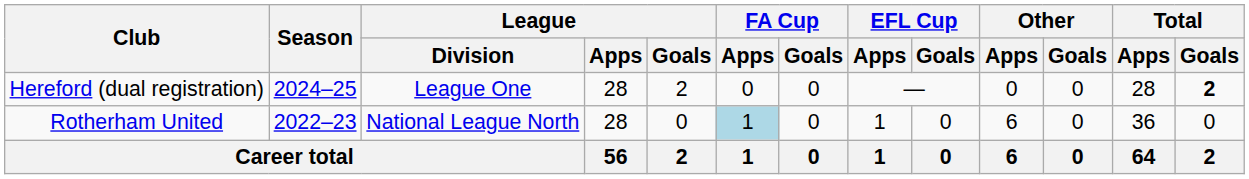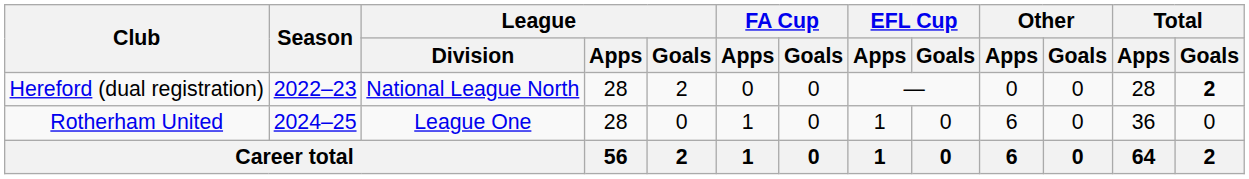(315, 88) 2024–25 -> (315, 88) 2022–23
(473, 88) League One -> (473, 88) National League North
(315, 122) 2022–23 -> (315, 122) 2024–25
(473, 122) National League North -> (473, 122) League One
(748, 122) lightblue background -> (748, 122) no background
